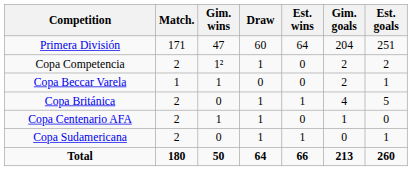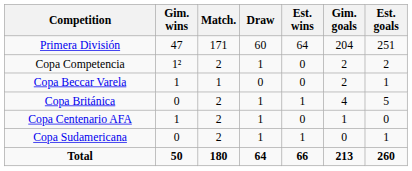columns swapped: (177, 20) <-> (219, 20)
